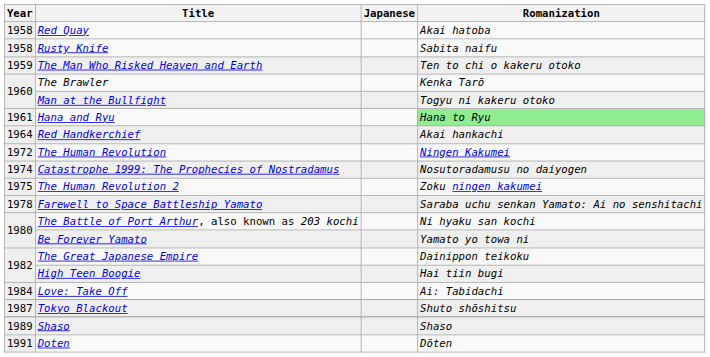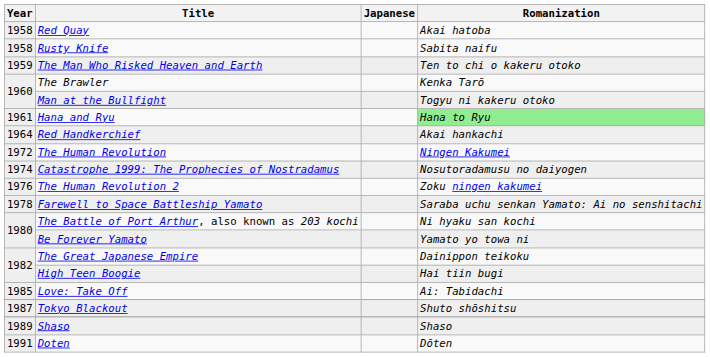(20, 187) 1975 -> (20, 187) 1976
(20, 291) 1984 -> (20, 291) 1985
